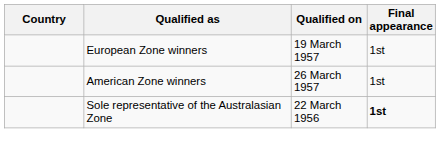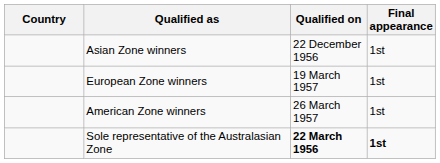+ row: (136, 50)
(318, 112) normal -> (318, 143) bold
